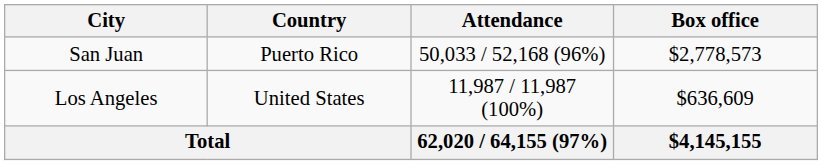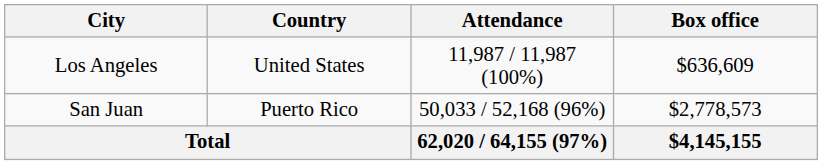rows swapped: (106, 97) <-> (106, 53)
